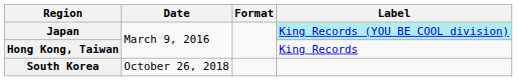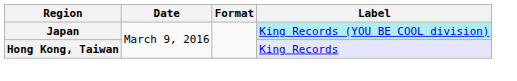(318, 49) no background -> (299, 49) lavender background
- row: (63, 67)
